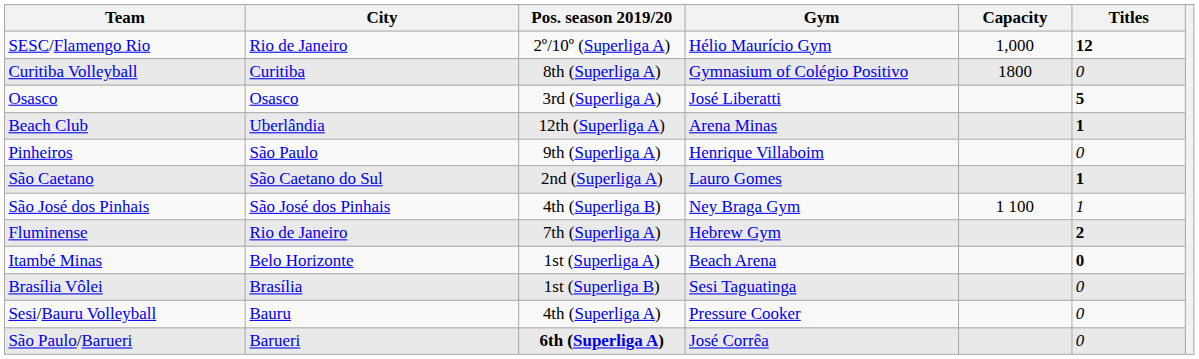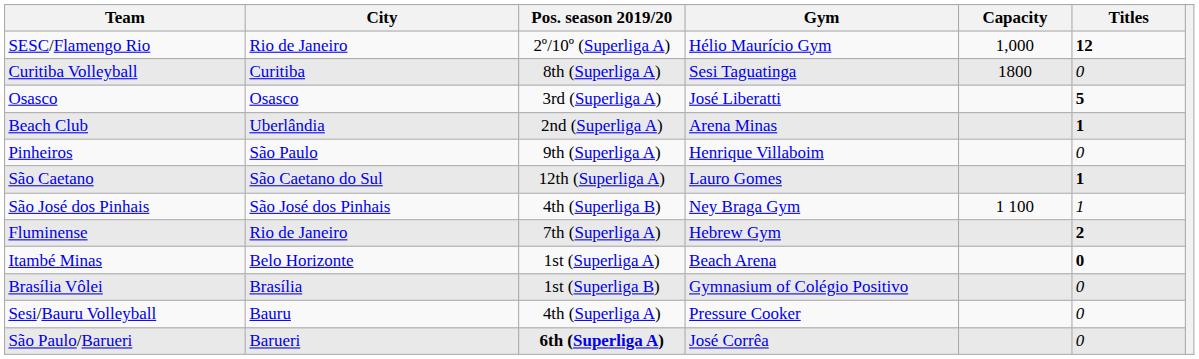(799, 71) Gymnasium of Colégio Positivo -> (743, 71) Sesi Taguatinga
(602, 125) 12th (Superliga A) -> (602, 125) 2nd (Superliga A)
(602, 179) 2nd (Superliga A) -> (602, 179) 12th (Superliga A)
(743, 286) Sesi Taguatinga -> (799, 286) Gymnasium of Colégio Positivo
